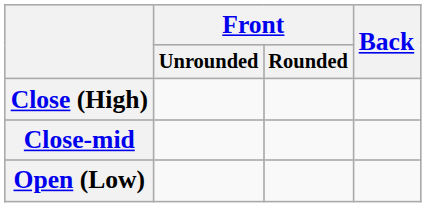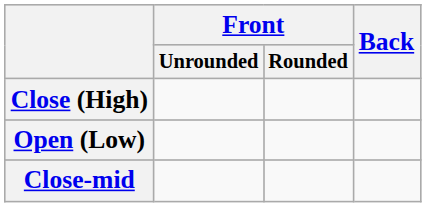rows swapped: (79, 139) <-> (79, 180)
